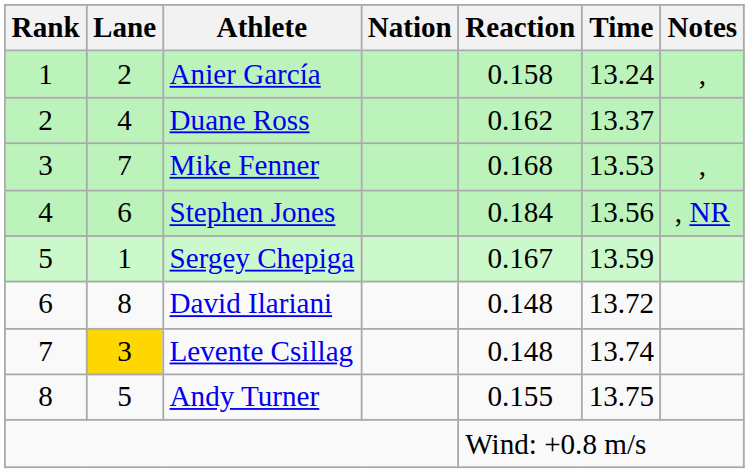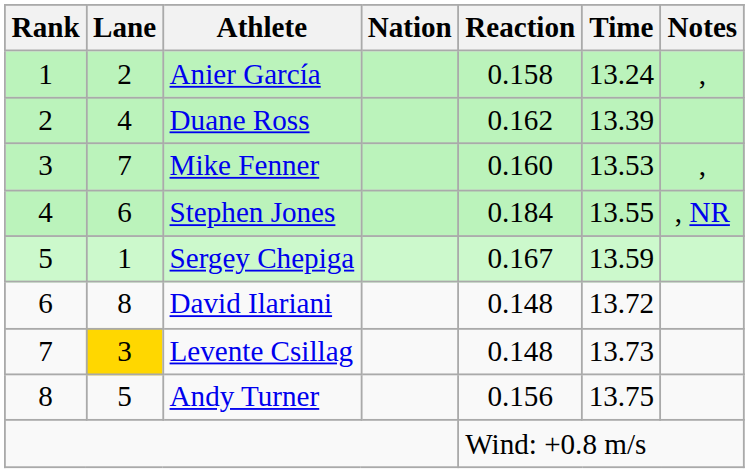(621, 119) 13.37 -> (621, 119) 13.39
(520, 166) 0.168 -> (520, 166) 0.160
(621, 212) 13.56 -> (621, 212) 13.55
(621, 350) 13.74 -> (621, 350) 13.73
(520, 397) 0.155 -> (520, 397) 0.156
